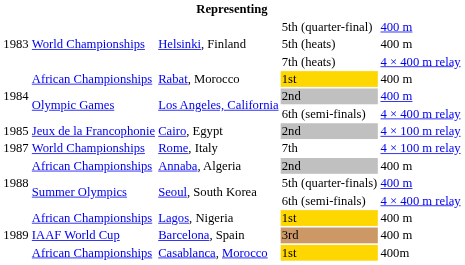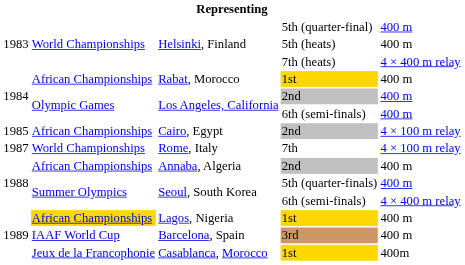(421, 113) 4 × 400 m relay -> (396, 113) 400 m
(93, 131) Jeux de la Francophonie -> (92, 131) African Championships
(92, 218) no background -> (92, 218) gold background
(92, 252) African Championships -> (93, 252) Jeux de la Francophonie
